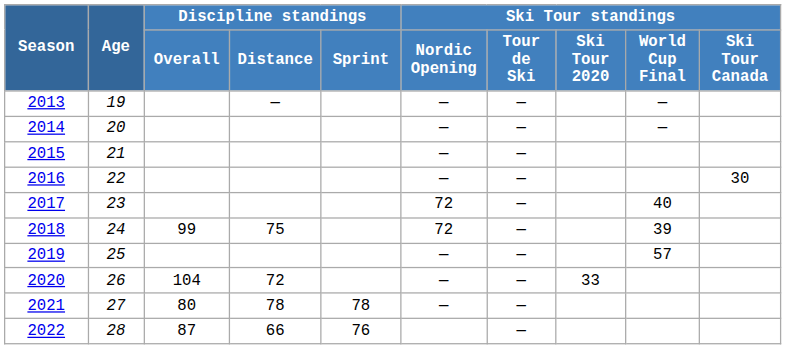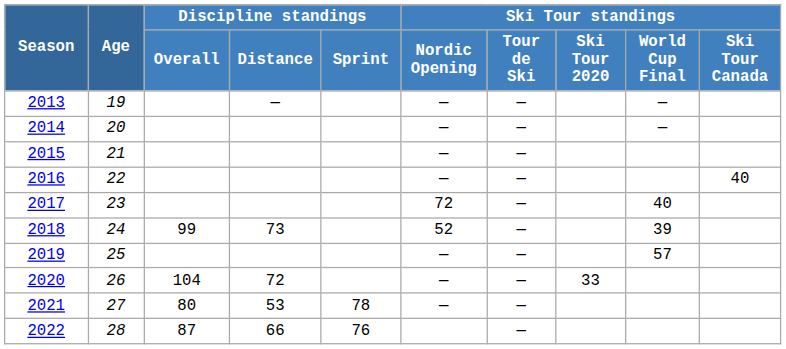(740, 180) 30 -> (740, 180) 40
(275, 230) 75 -> (275, 230) 73
(444, 230) 72 -> (444, 230) 52
(275, 306) 78 -> (275, 306) 53
